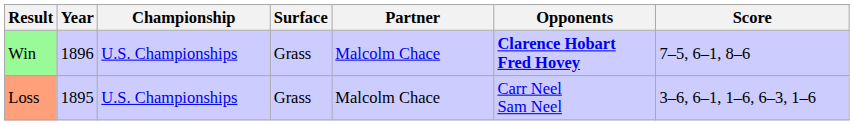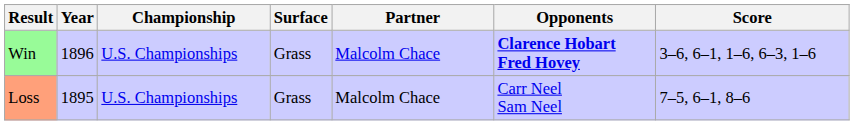(705, 52) 7–5, 6–1, 8–6 -> (738, 52) 3–6, 6–1, 1–6, 6–3, 1–6
(738, 97) 3–6, 6–1, 1–6, 6–3, 1–6 -> (705, 97) 7–5, 6–1, 8–6
